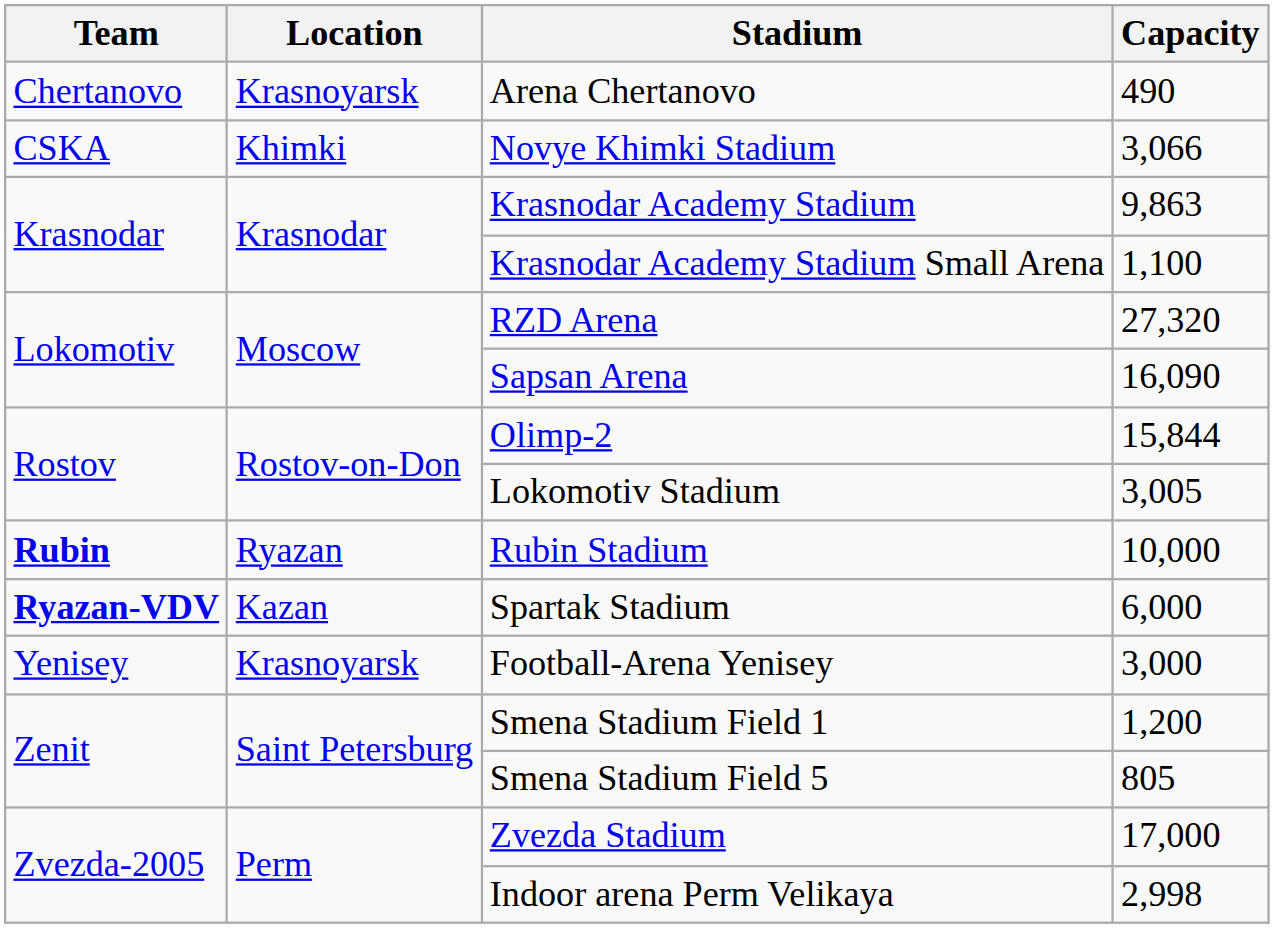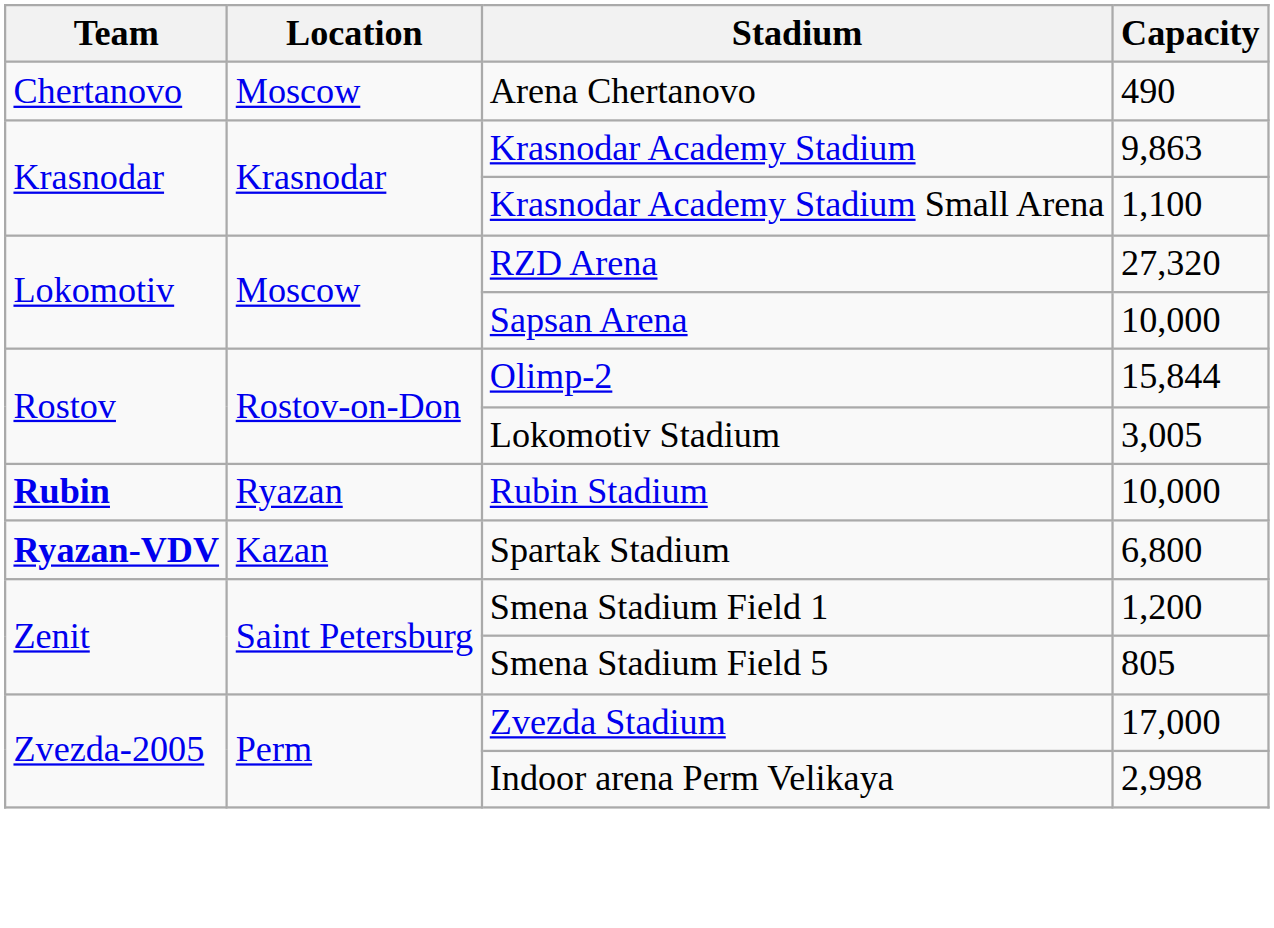(327, 90) Krasnoyarsk -> (298, 90) Moscow
- row: (663, 147)
(1171, 377) 16,090 -> (1171, 319) 10,000
(1162, 606) 6,000 -> (1162, 549) 6,800
- row: (662, 663)
